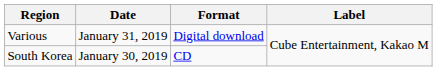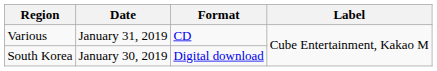(219, 35) Digital download -> (182, 35) CD
(182, 55) CD -> (219, 55) Digital download
